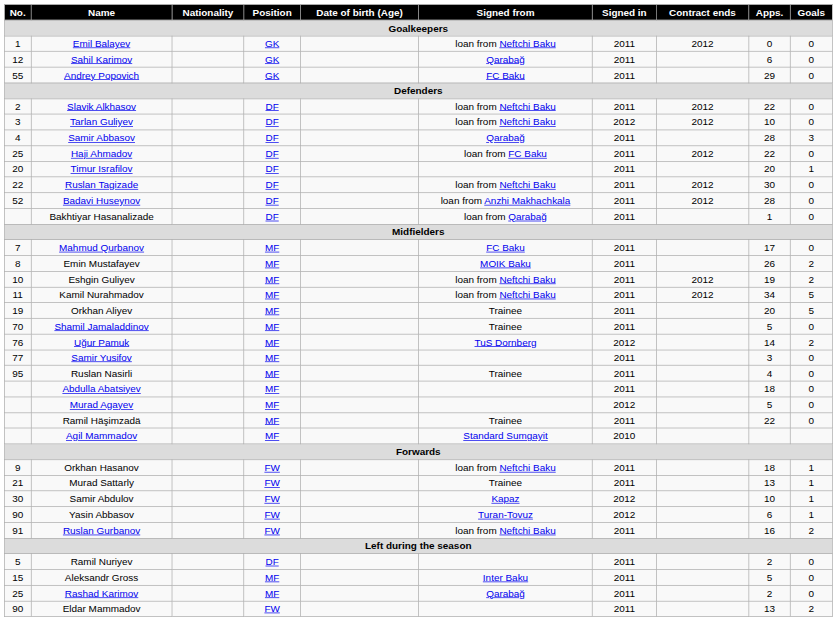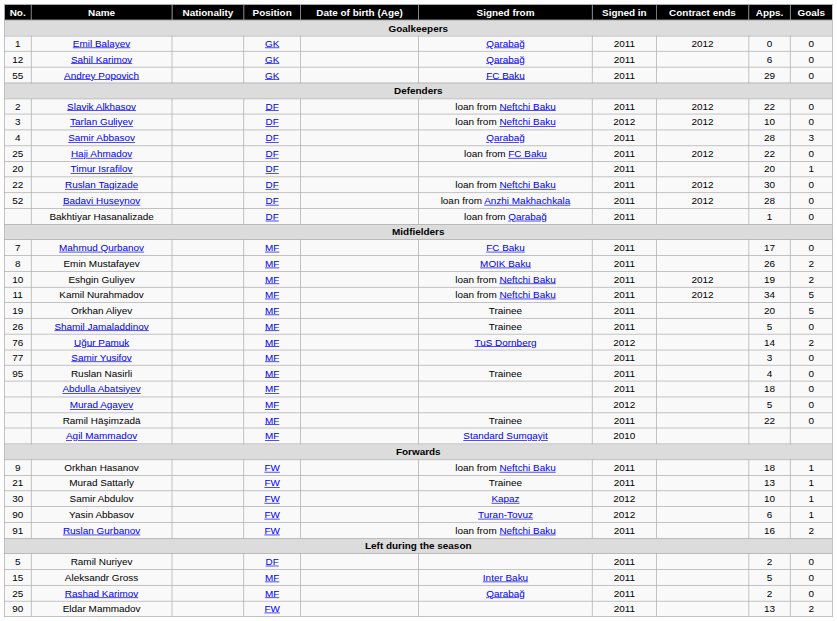(505, 44) loan from Neftchi Baku -> (505, 44) Qarabağ
(18, 327) 70 -> (18, 327) 26
